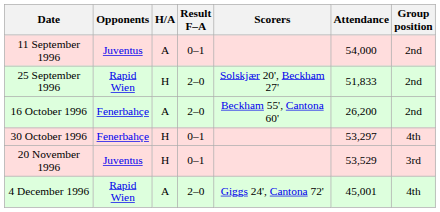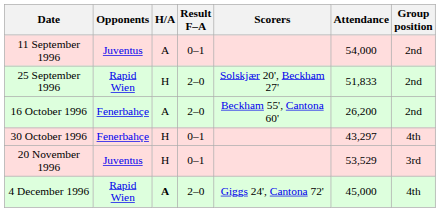(361, 136) 53,297 -> (361, 136) 43,297
(165, 191) normal -> (165, 191) bold
(361, 191) 45,001 -> (361, 191) 45,000
